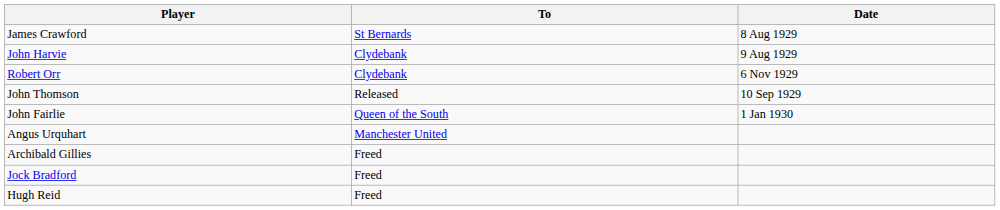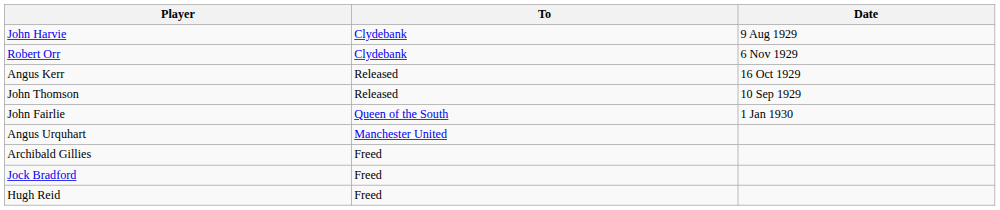- row: (47, 34)
+ row: (36, 74)
